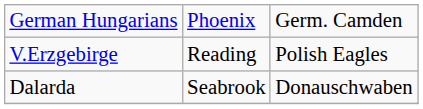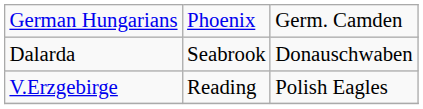rows swapped: (64, 53) <-> (42, 86)
